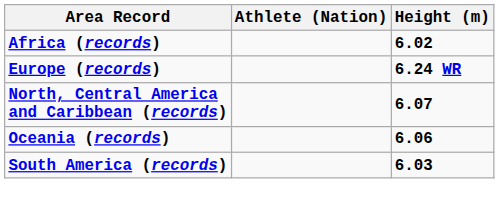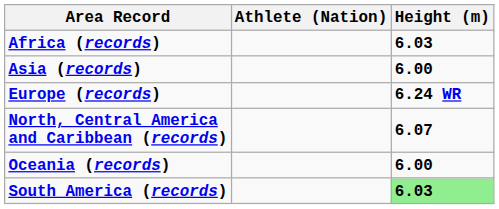(414, 43) 6.02 -> (414, 43) 6.03
+ row: (75, 69)
(414, 139) 6.06 -> (414, 165) 6.00
(414, 165) no background -> (414, 191) lightgreen background
